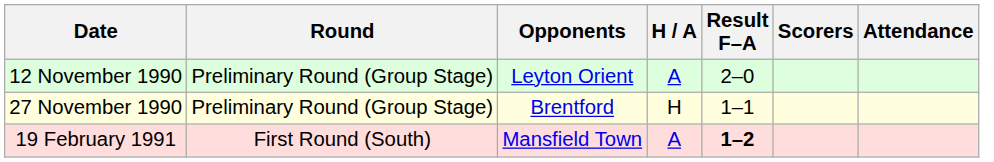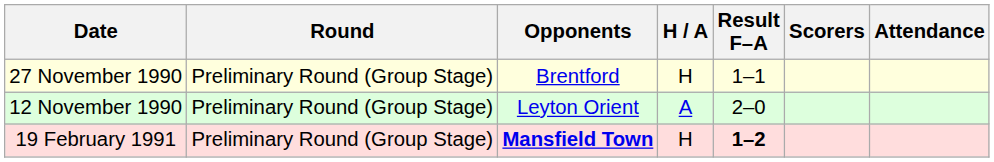rows swapped: (96, 75) <-> (96, 107)
(342, 140) First Round (South) -> (342, 140) Preliminary Round (Group Stage)
(572, 140) normal -> (578, 140) bold
(674, 140) A -> (685, 140) H
